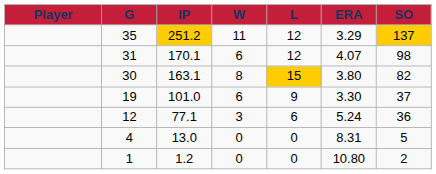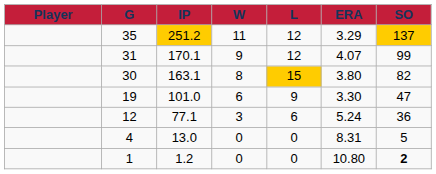(239, 55) 6 -> (239, 55) 9
(404, 55) 98 -> (404, 55) 99
(404, 96) 37 -> (404, 96) 47
(404, 158) normal -> (404, 158) bold
